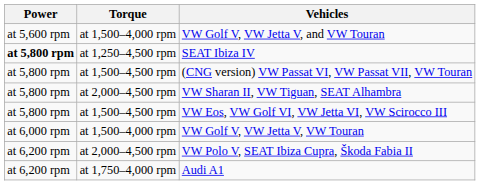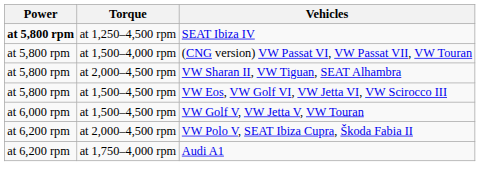- row: (283, 33)
(128, 72) at 1,500–4,500 rpm -> (128, 53) at 1,500–4,000 rpm
(128, 131) at 1,500–4,000 rpm -> (128, 111) at 1,500–4,500 rpm
